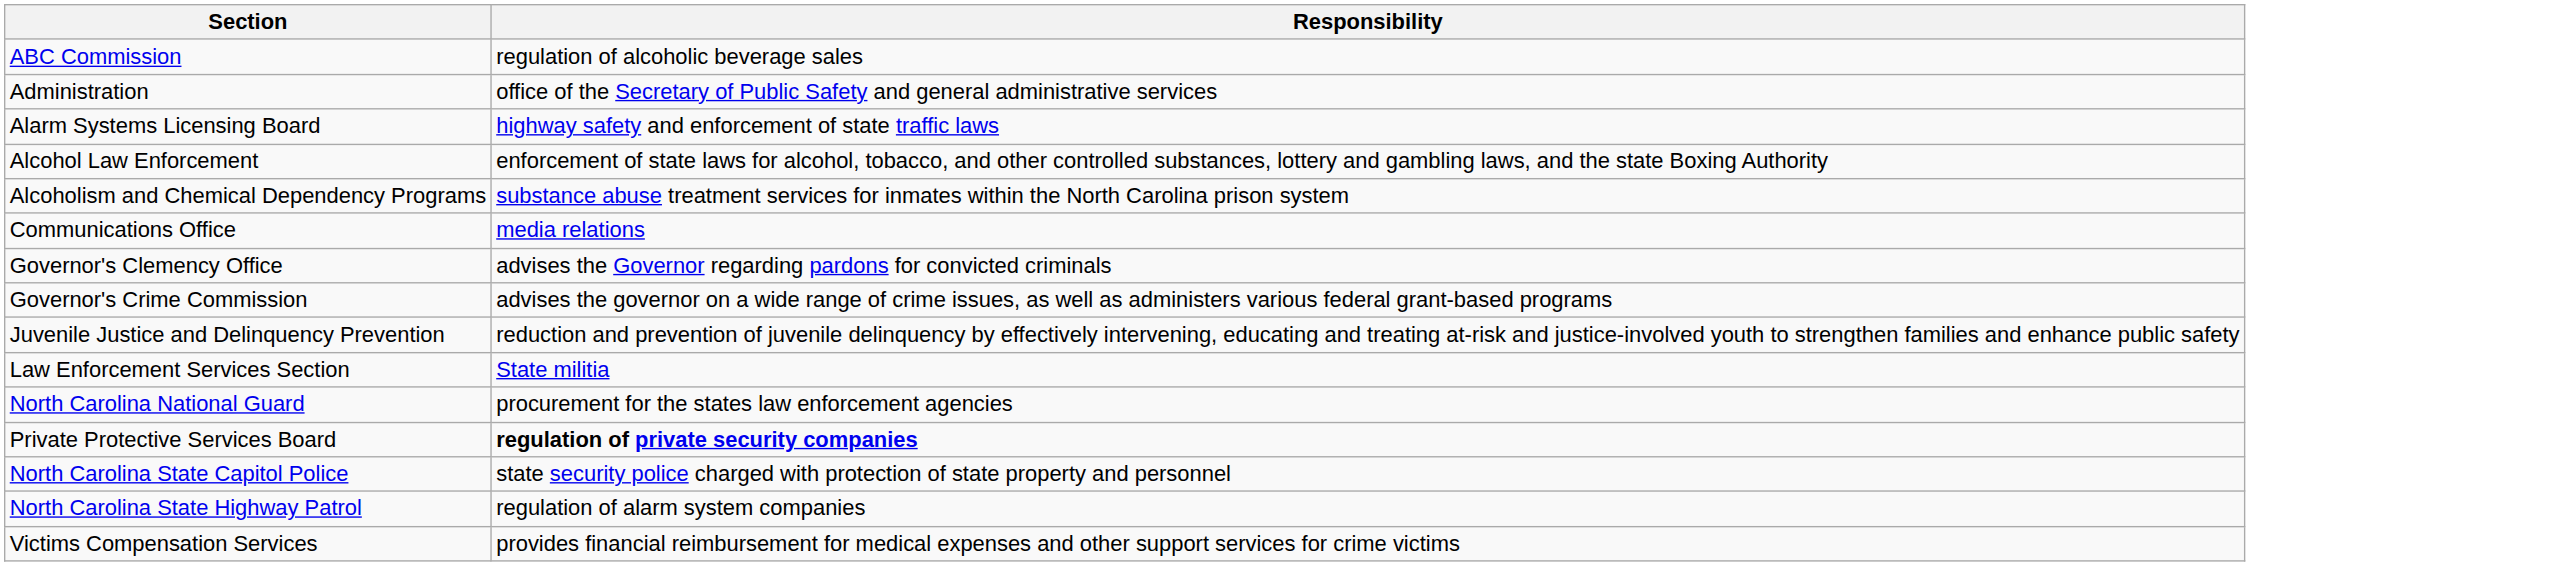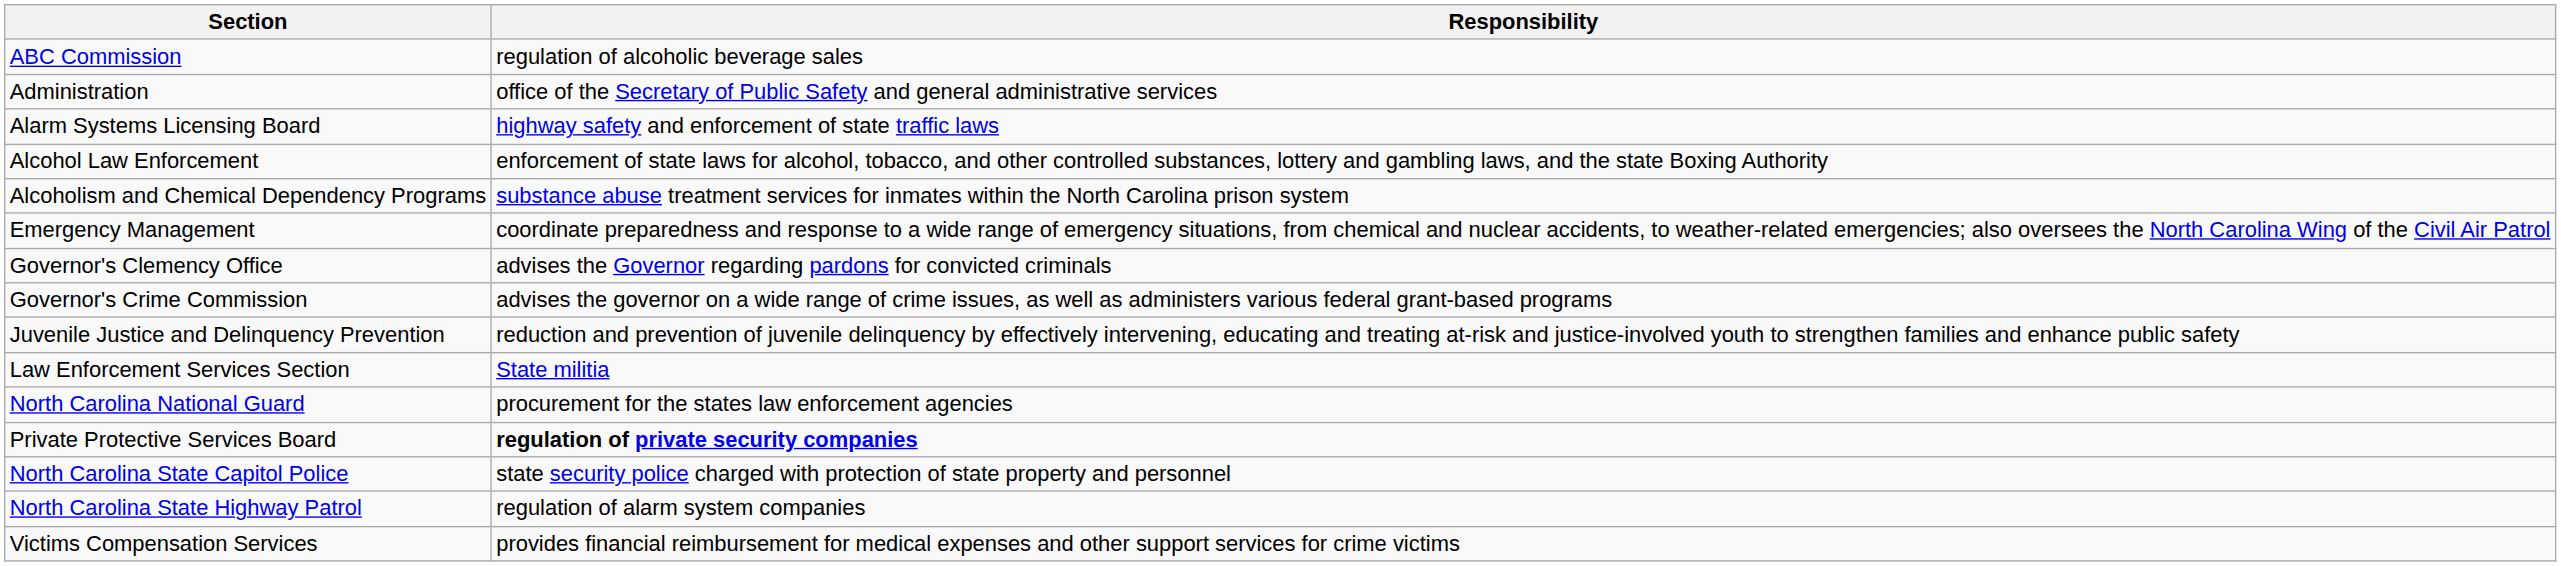- row: (123, 230)
+ row: (132, 230)
